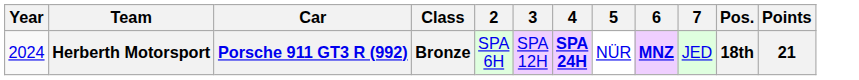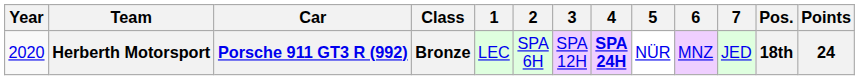+ column: (494, 18)
(26, 53) 2024 -> (26, 53) 2020
(656, 53) bold -> (696, 53) normal
(787, 53) 21 -> (826, 53) 24
